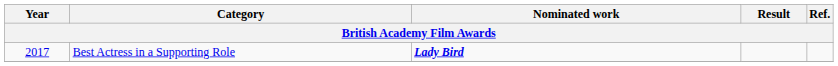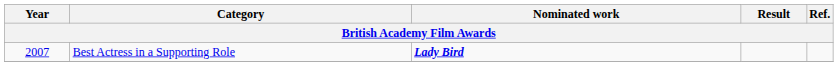(37, 52) 2017 -> (37, 52) 2007
